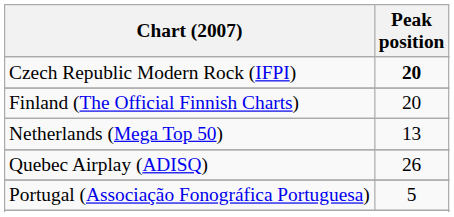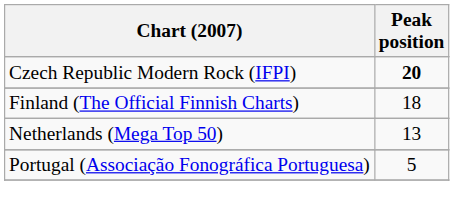(412, 103) 20 -> (412, 103) 18
- row: (109, 164)
